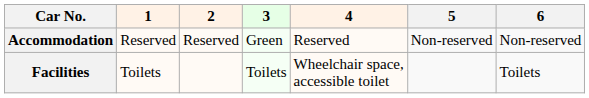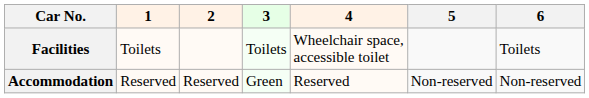rows swapped: (61, 40) <-> (61, 72)
